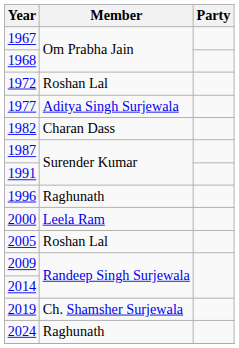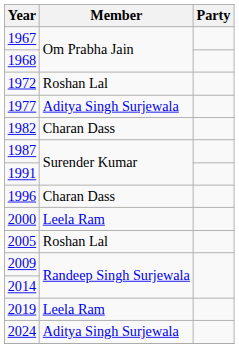(74, 196) Raghunath -> (79, 196) Charan Dass
(113, 309) Ch. Shamsher Surjewala -> (74, 309) Leela Ram
(74, 331) Raghunath -> (111, 331) Aditya Singh Surjewala
